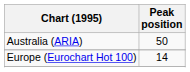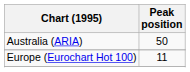(162, 58) 14 -> (162, 58) 11
